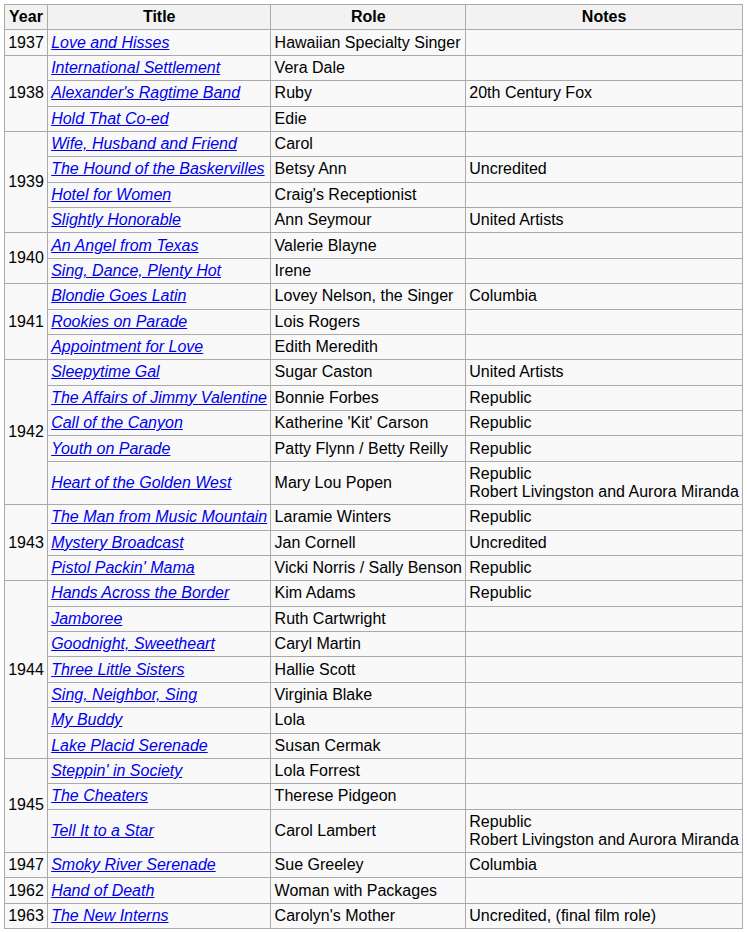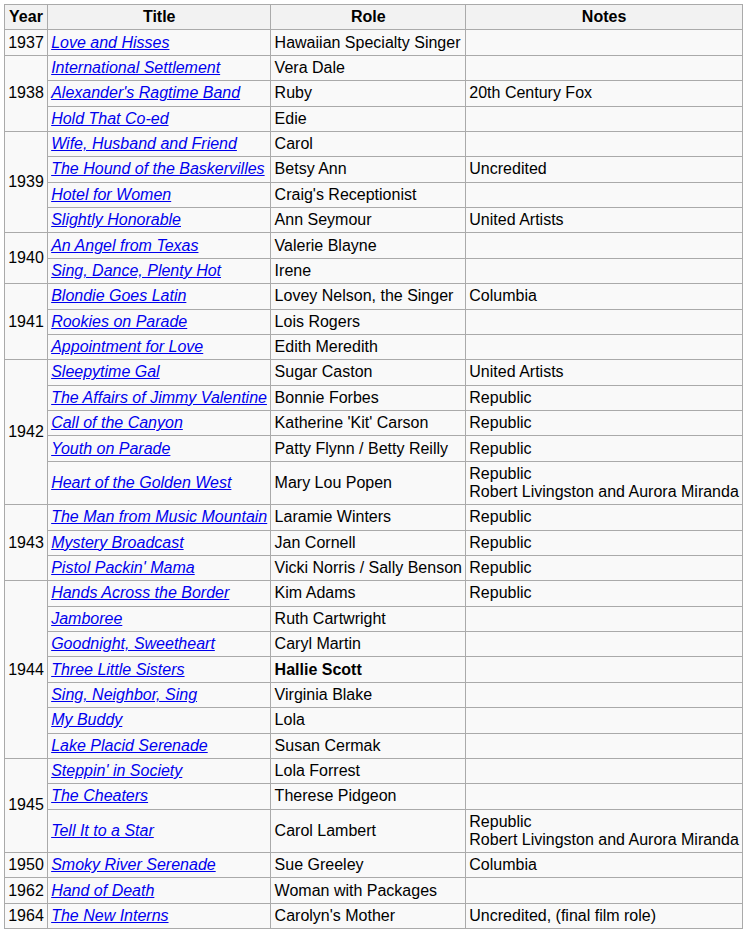(508, 542) Uncredited -> (500, 542) Republic
(315, 669) normal -> (318, 669) bold
(26, 865) 1947 -> (26, 865) 1950
(26, 915) 1963 -> (26, 915) 1964
